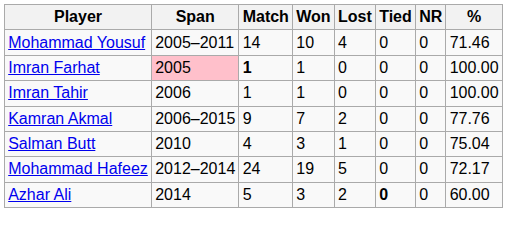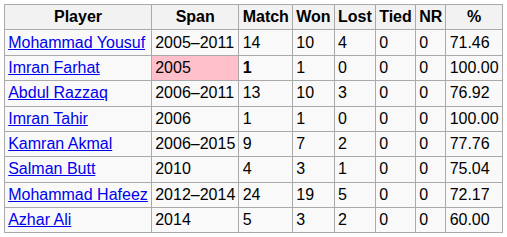+ row: (58, 93)
(384, 194) bold -> (384, 220) normal
